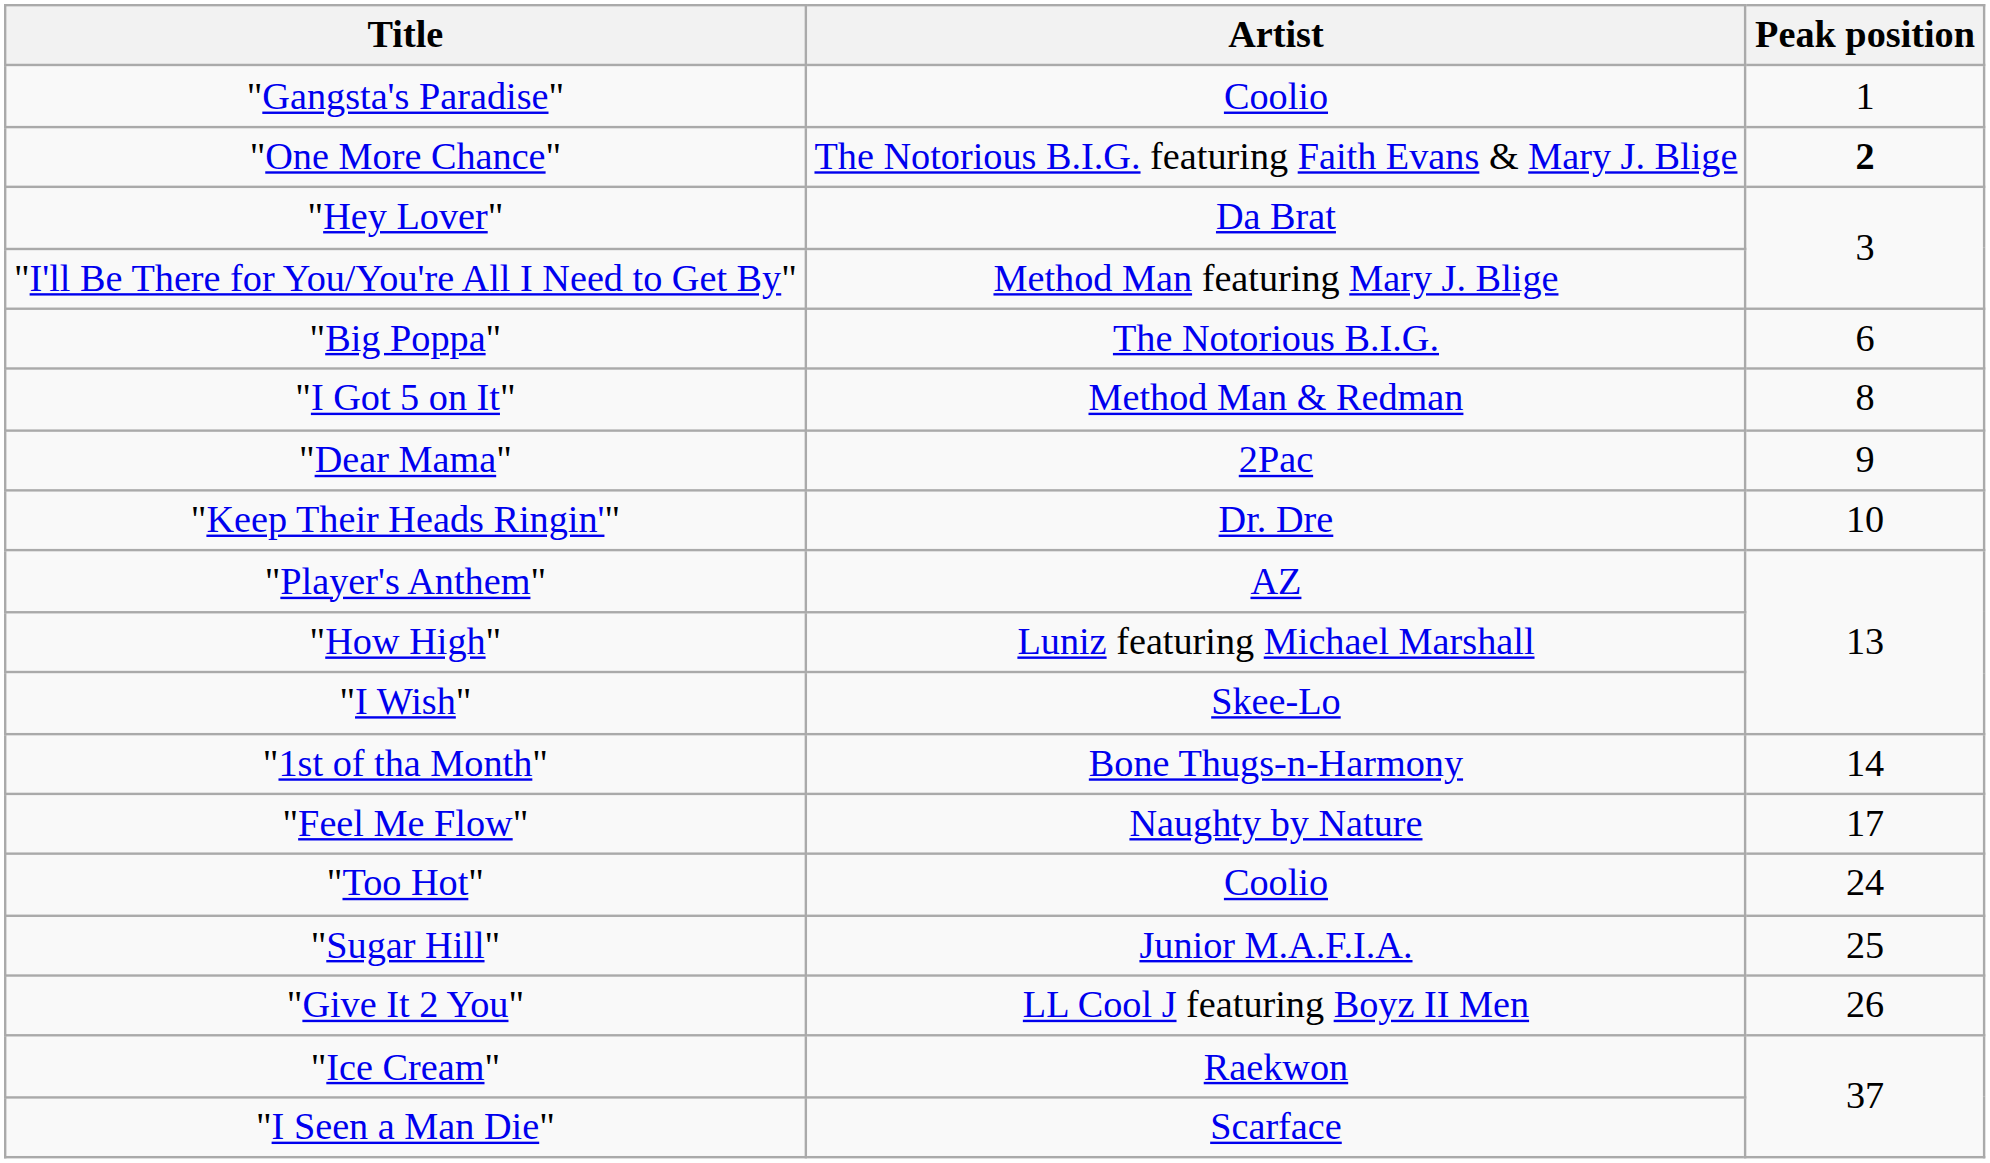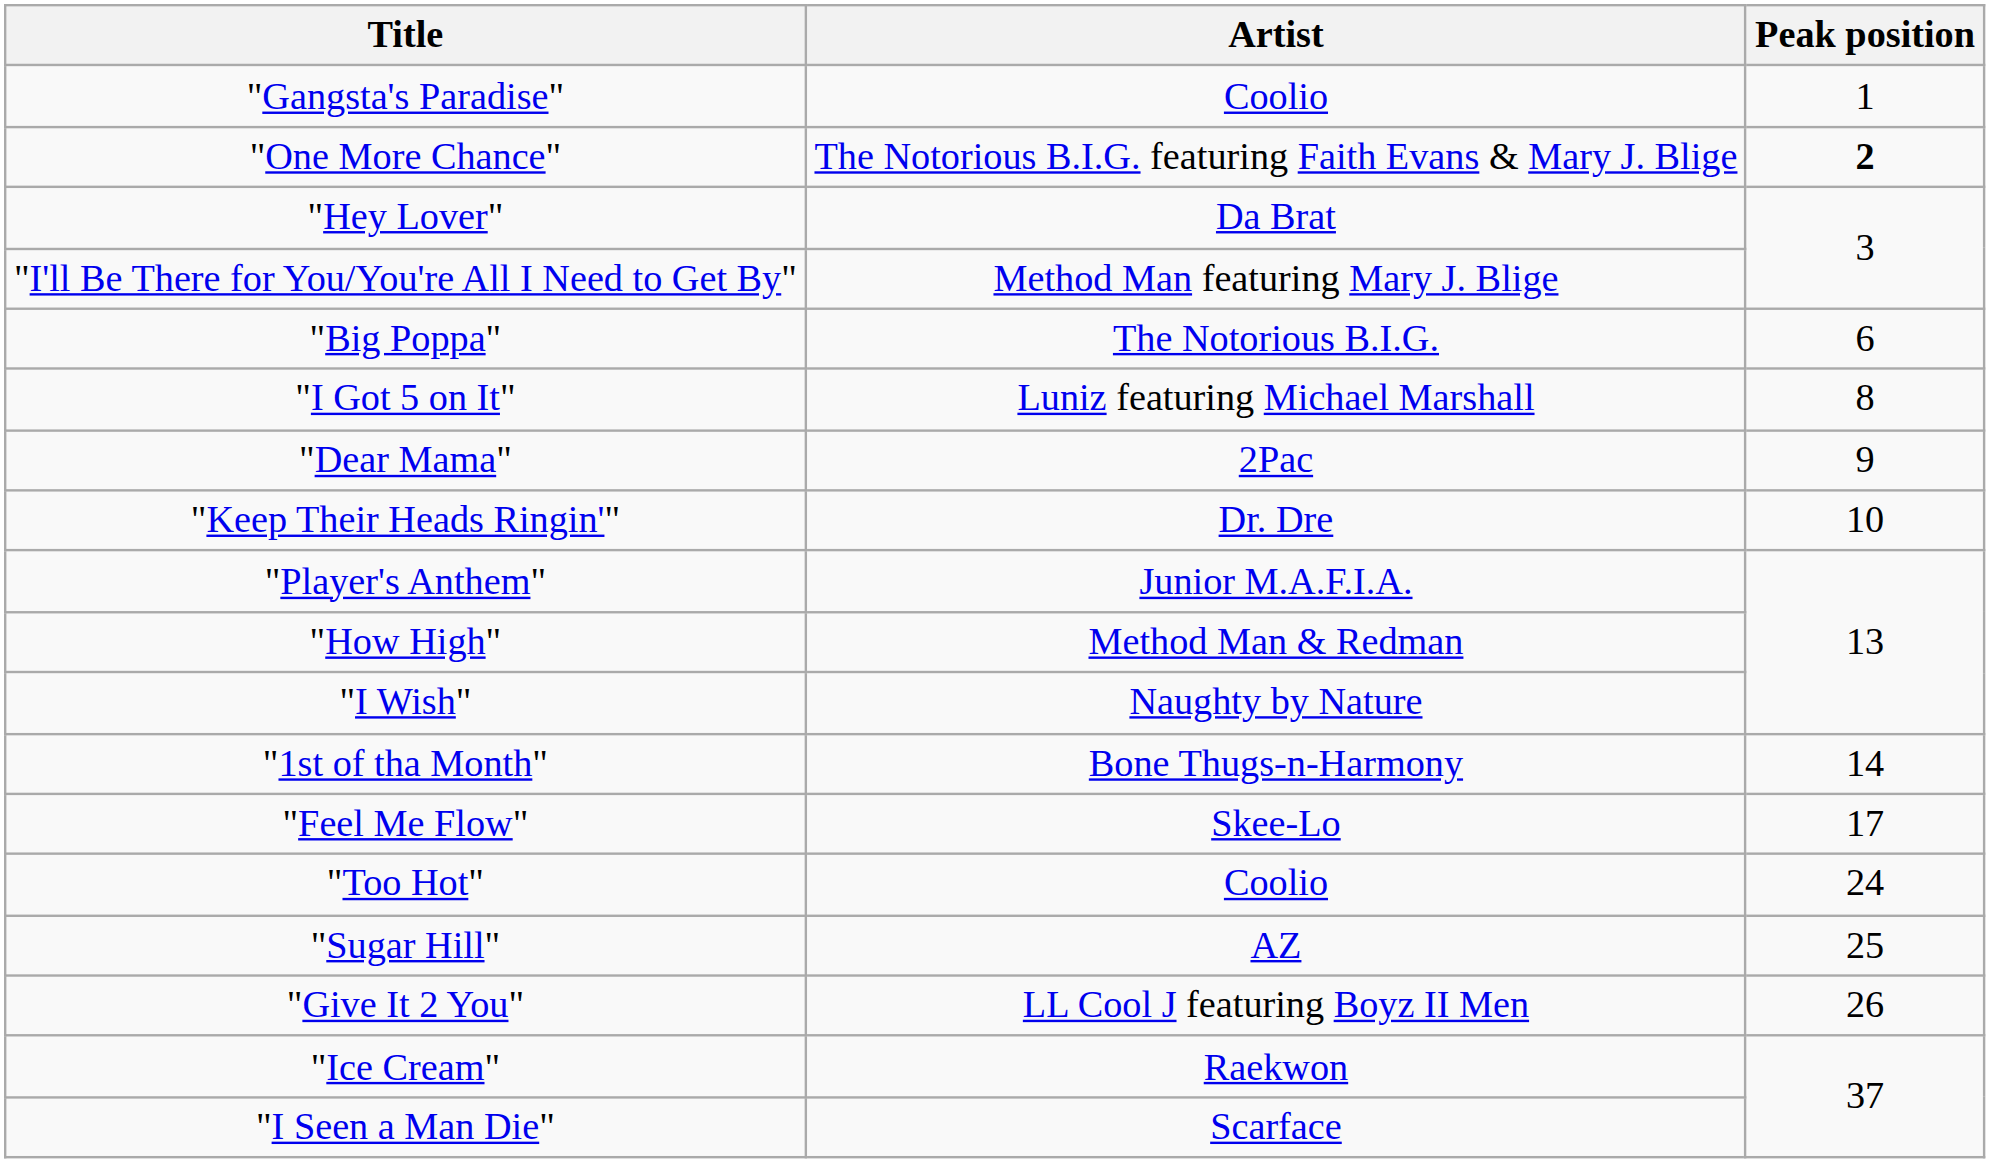(1276, 398) Method Man & Redman -> (1276, 398) Luniz featuring Michael Marshall
(1276, 580) AZ -> (1276, 580) Junior M.A.F.I.A.
(1276, 641) Luniz featuring Michael Marshall -> (1276, 641) Method Man & Redman
(1276, 701) Skee-Lo -> (1276, 701) Naughty by Nature
(1276, 823) Naughty by Nature -> (1276, 823) Skee-Lo
(1276, 944) Junior M.A.F.I.A. -> (1276, 944) AZ
